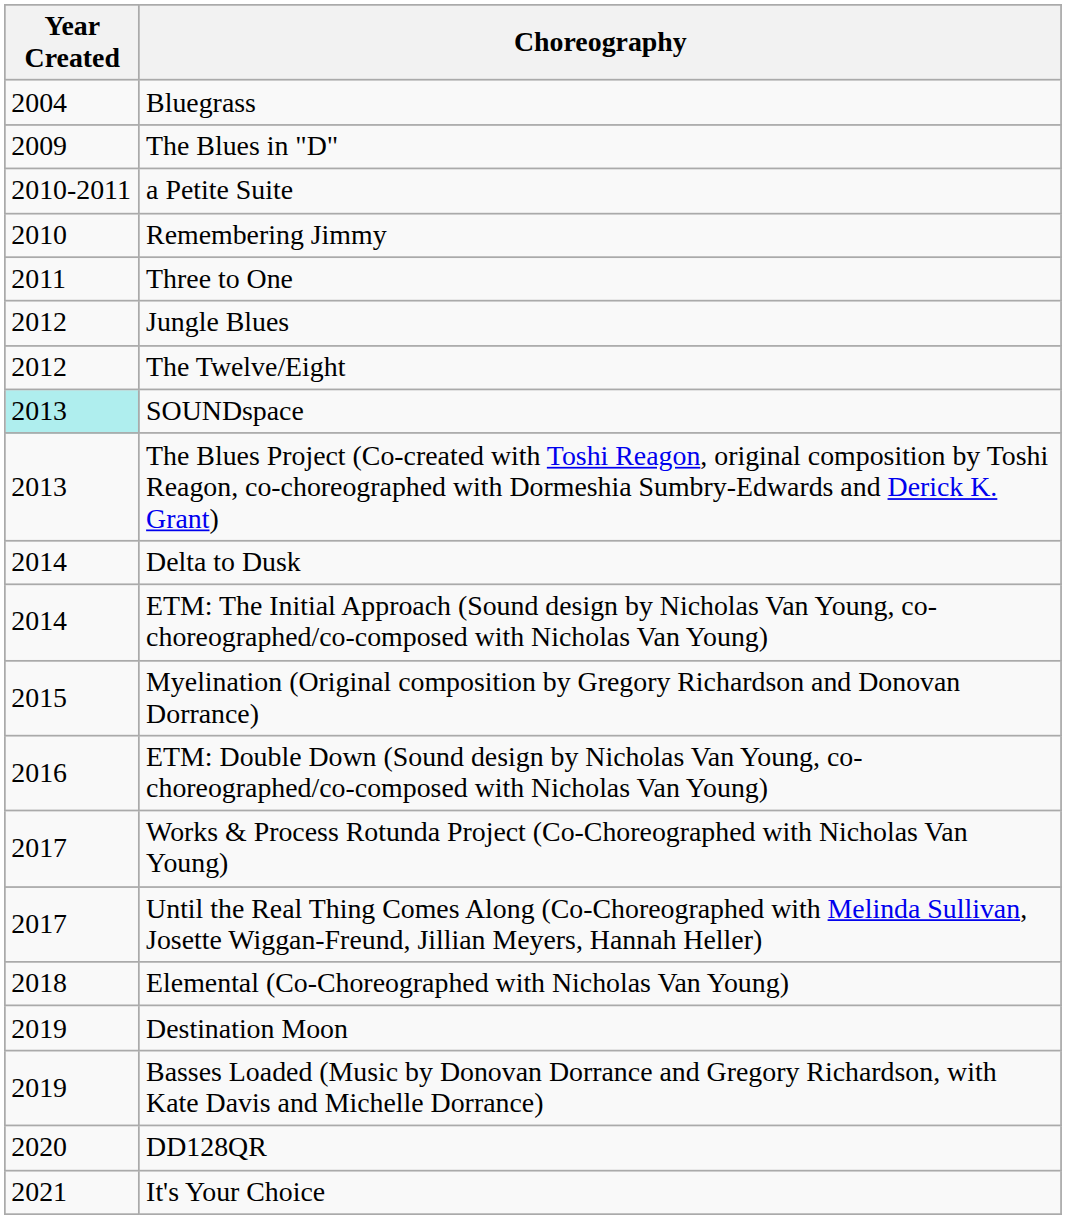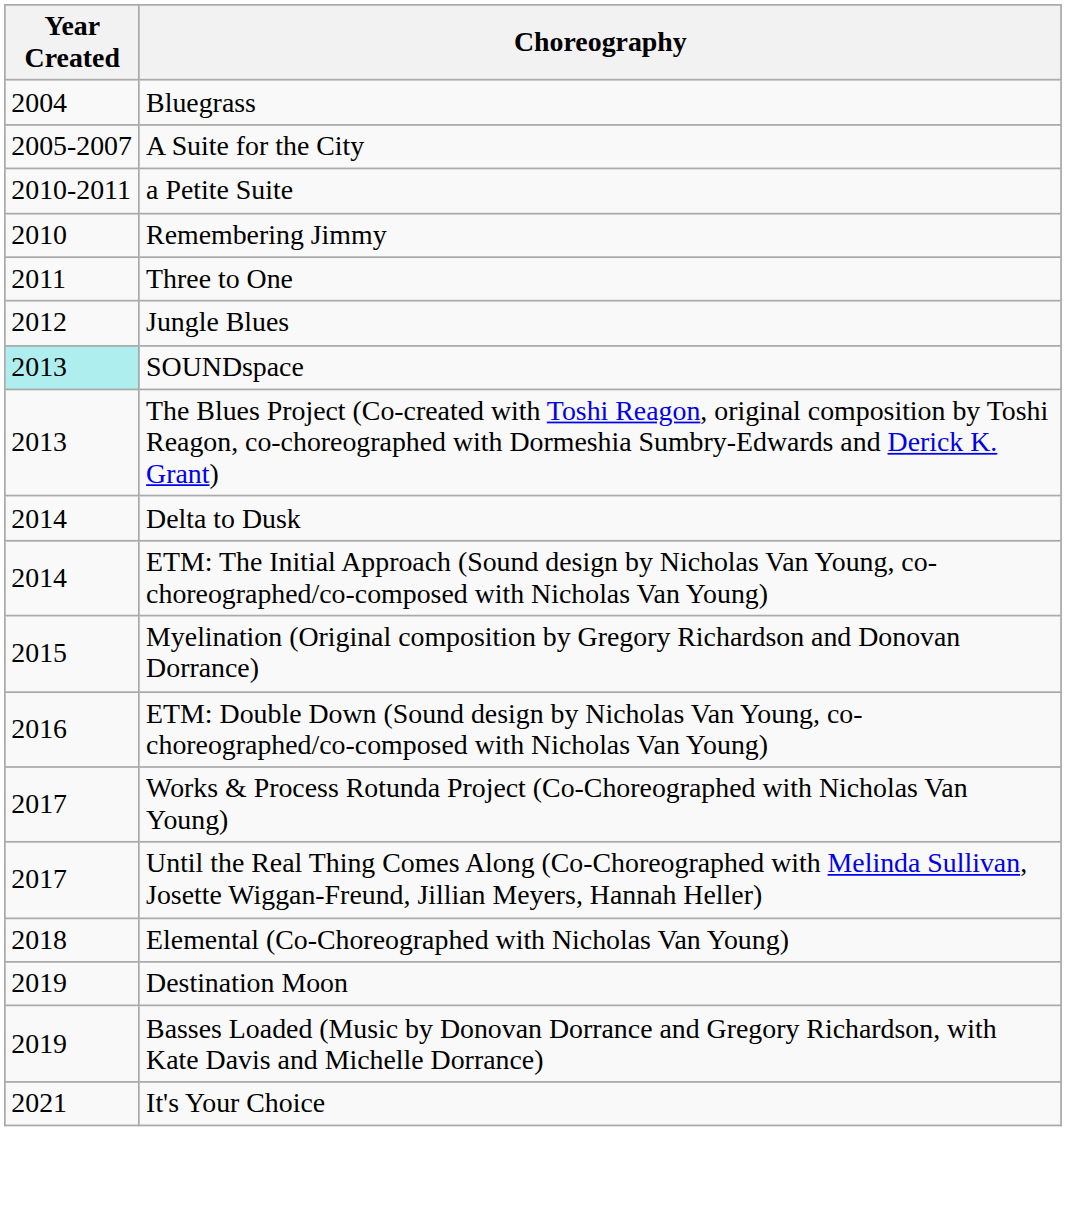+ row: (255, 146)
- row: (242, 146)
- row: (246, 366)
- row: (206, 1147)
